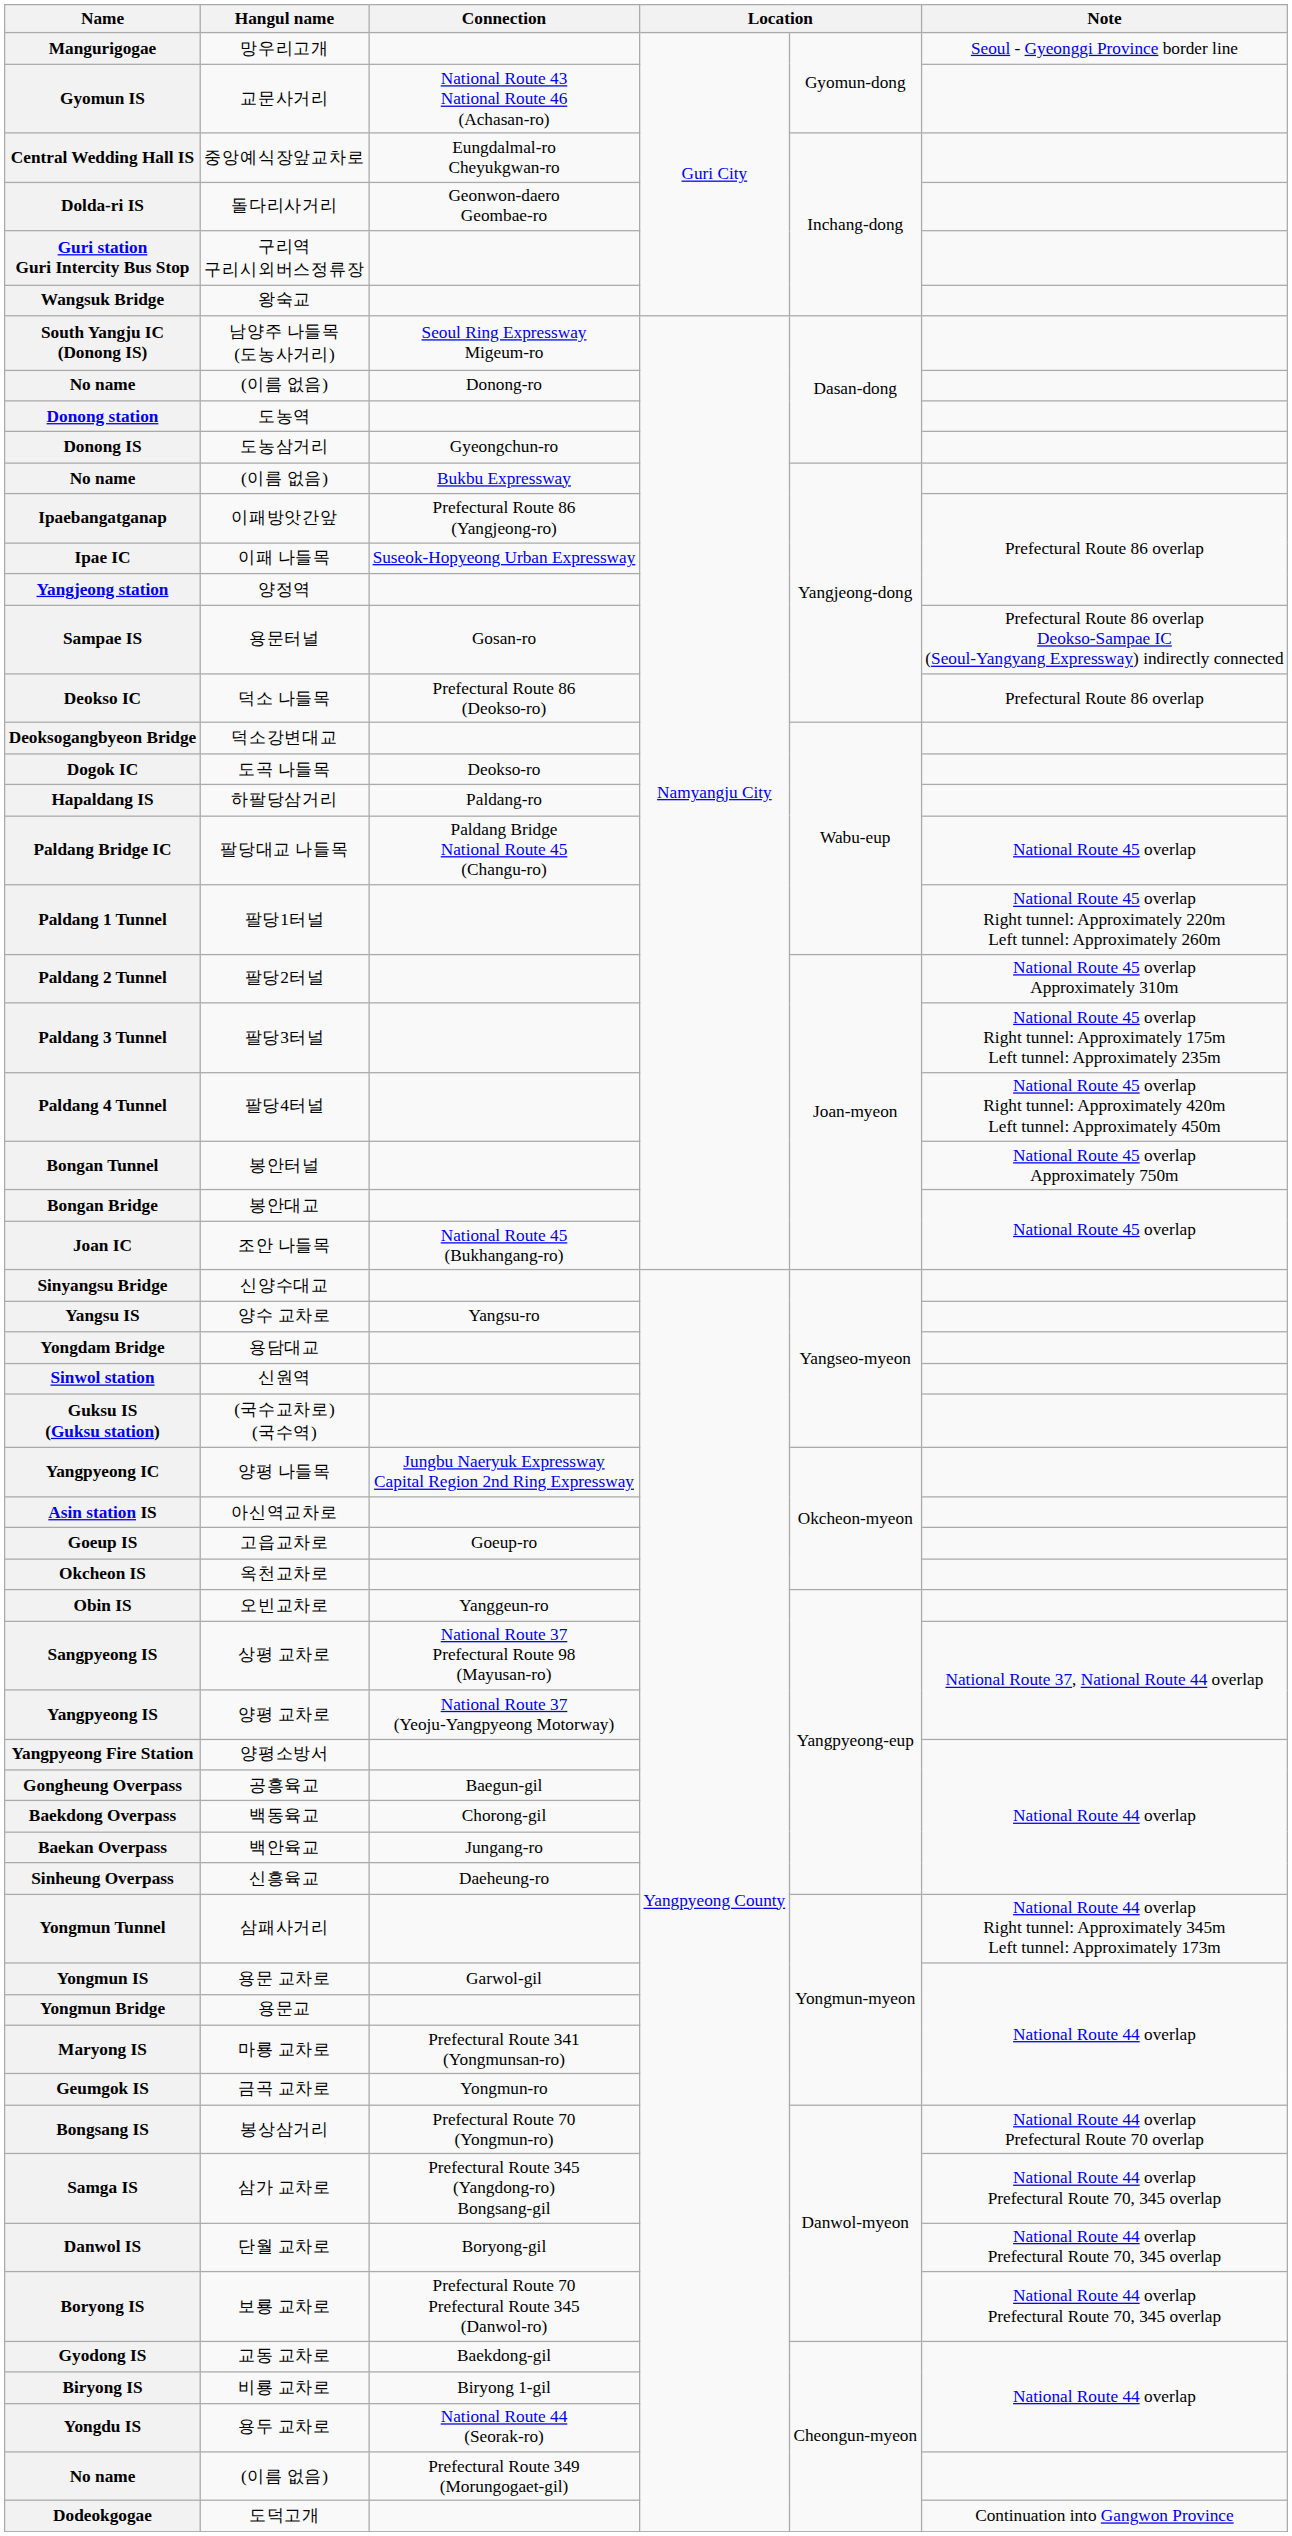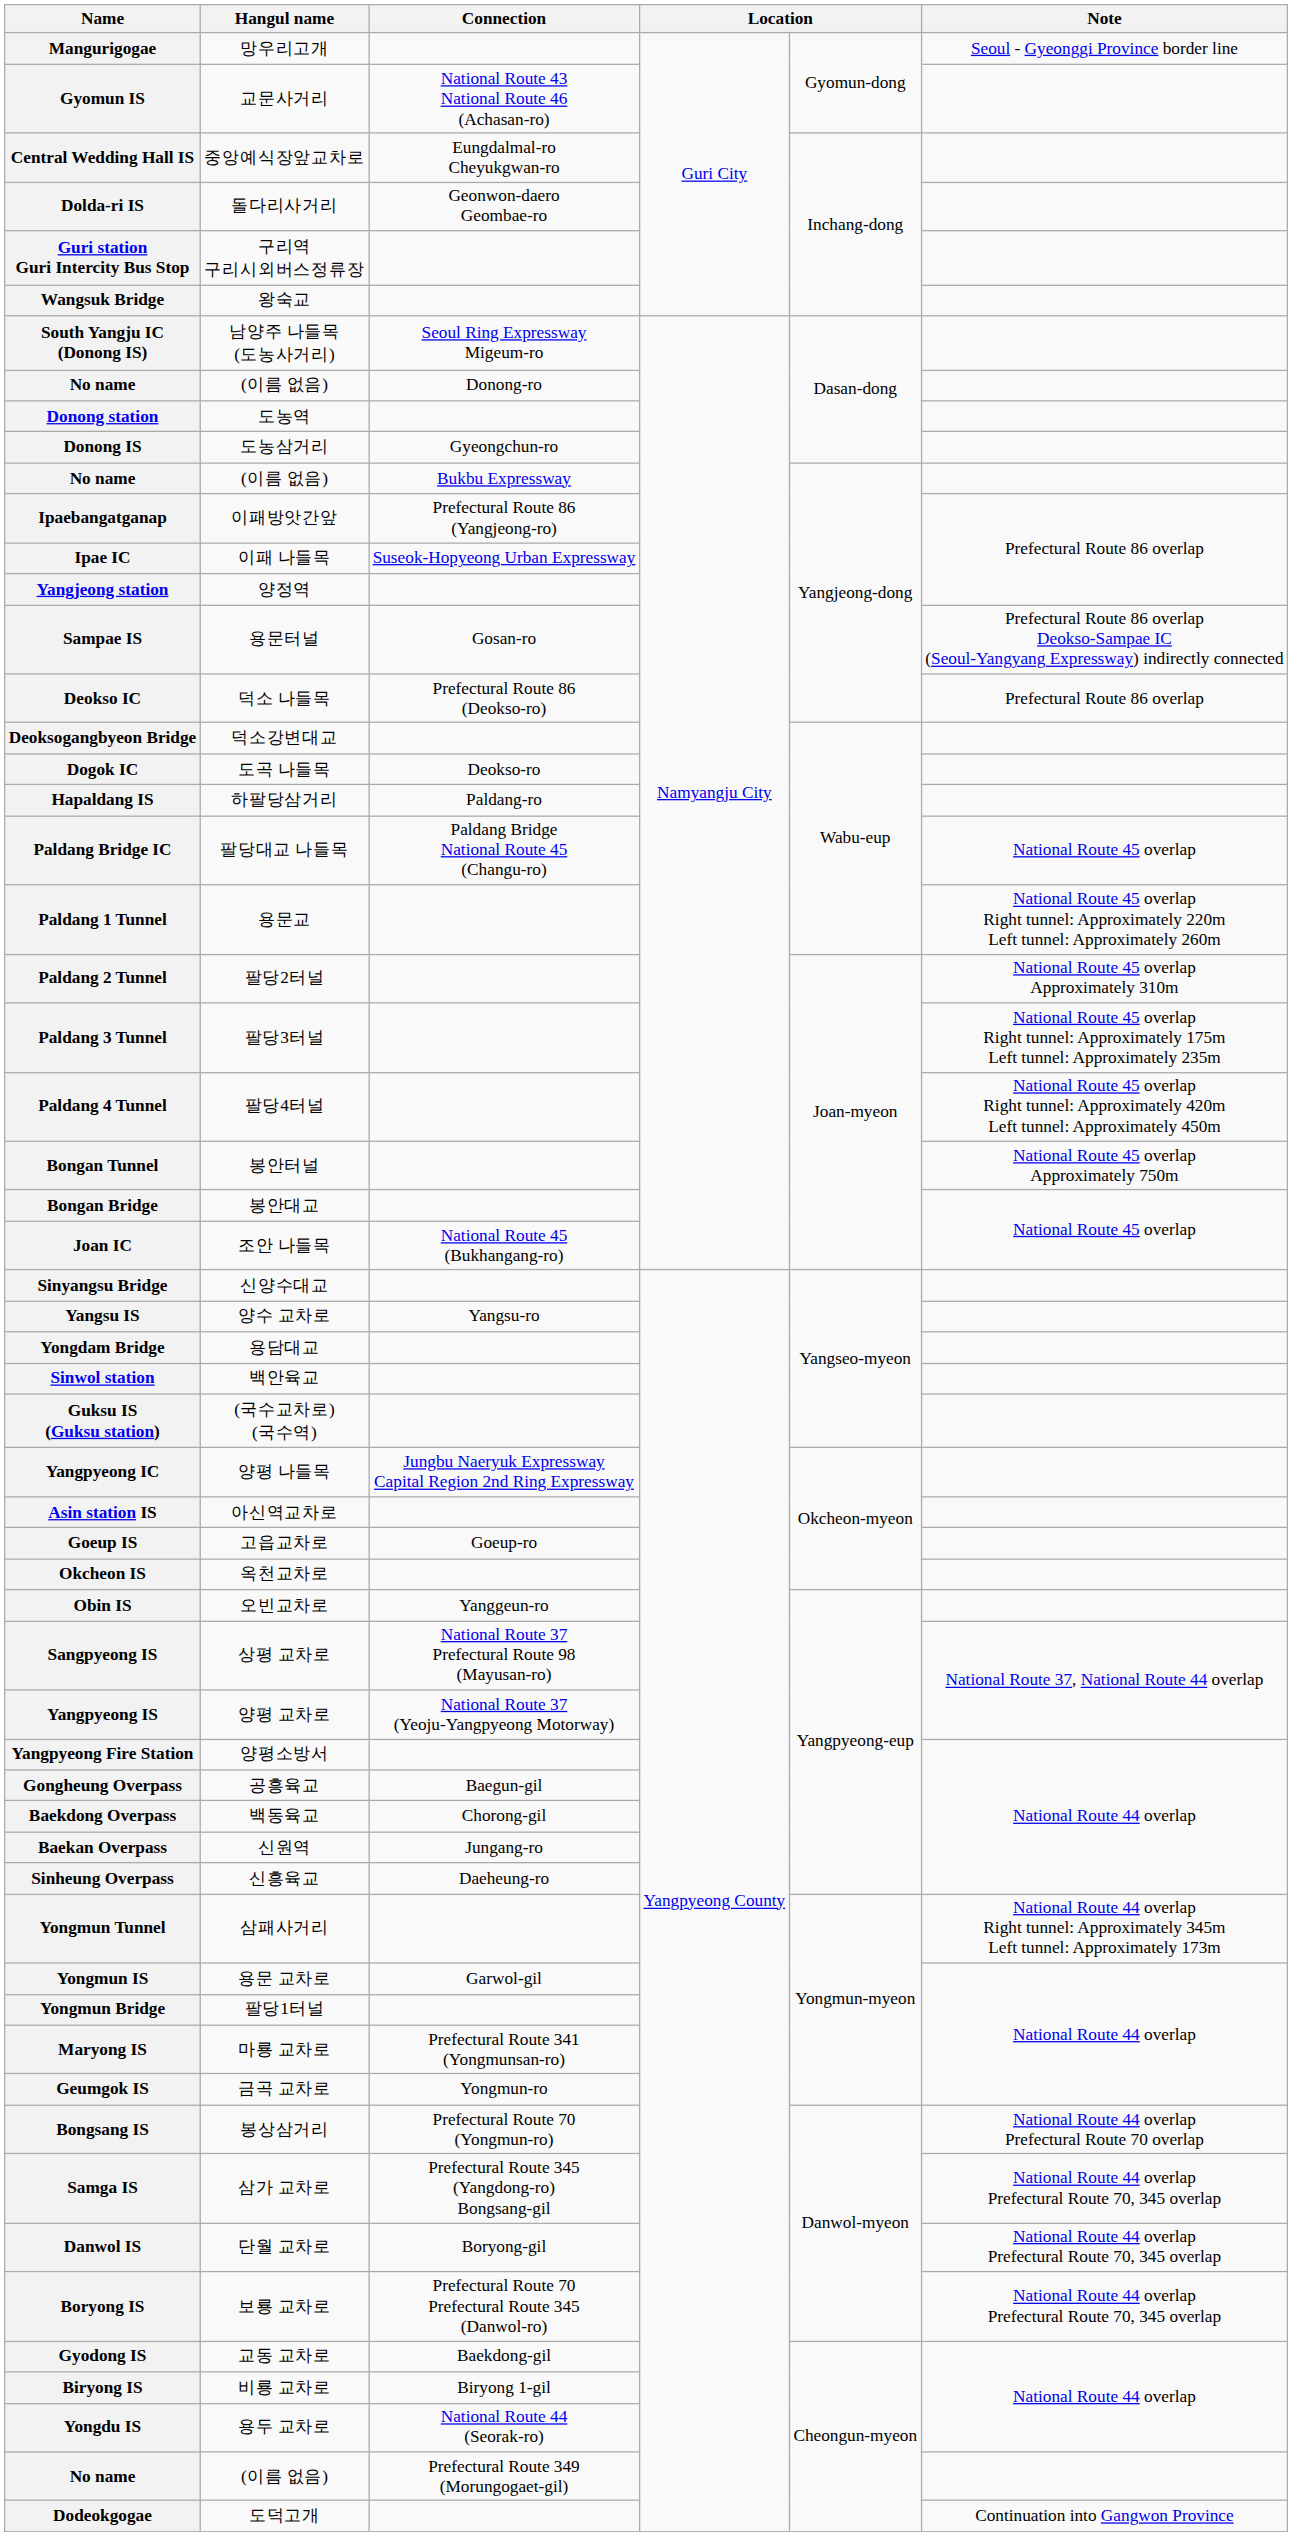(284, 919) 팔당1터널 -> (284, 919) 용문교
(284, 1377) 신원역 -> (284, 1377) 백안육교
(284, 1846) 백안육교 -> (284, 1846) 신원역
(284, 2009) 용문교 -> (284, 2009) 팔당1터널
